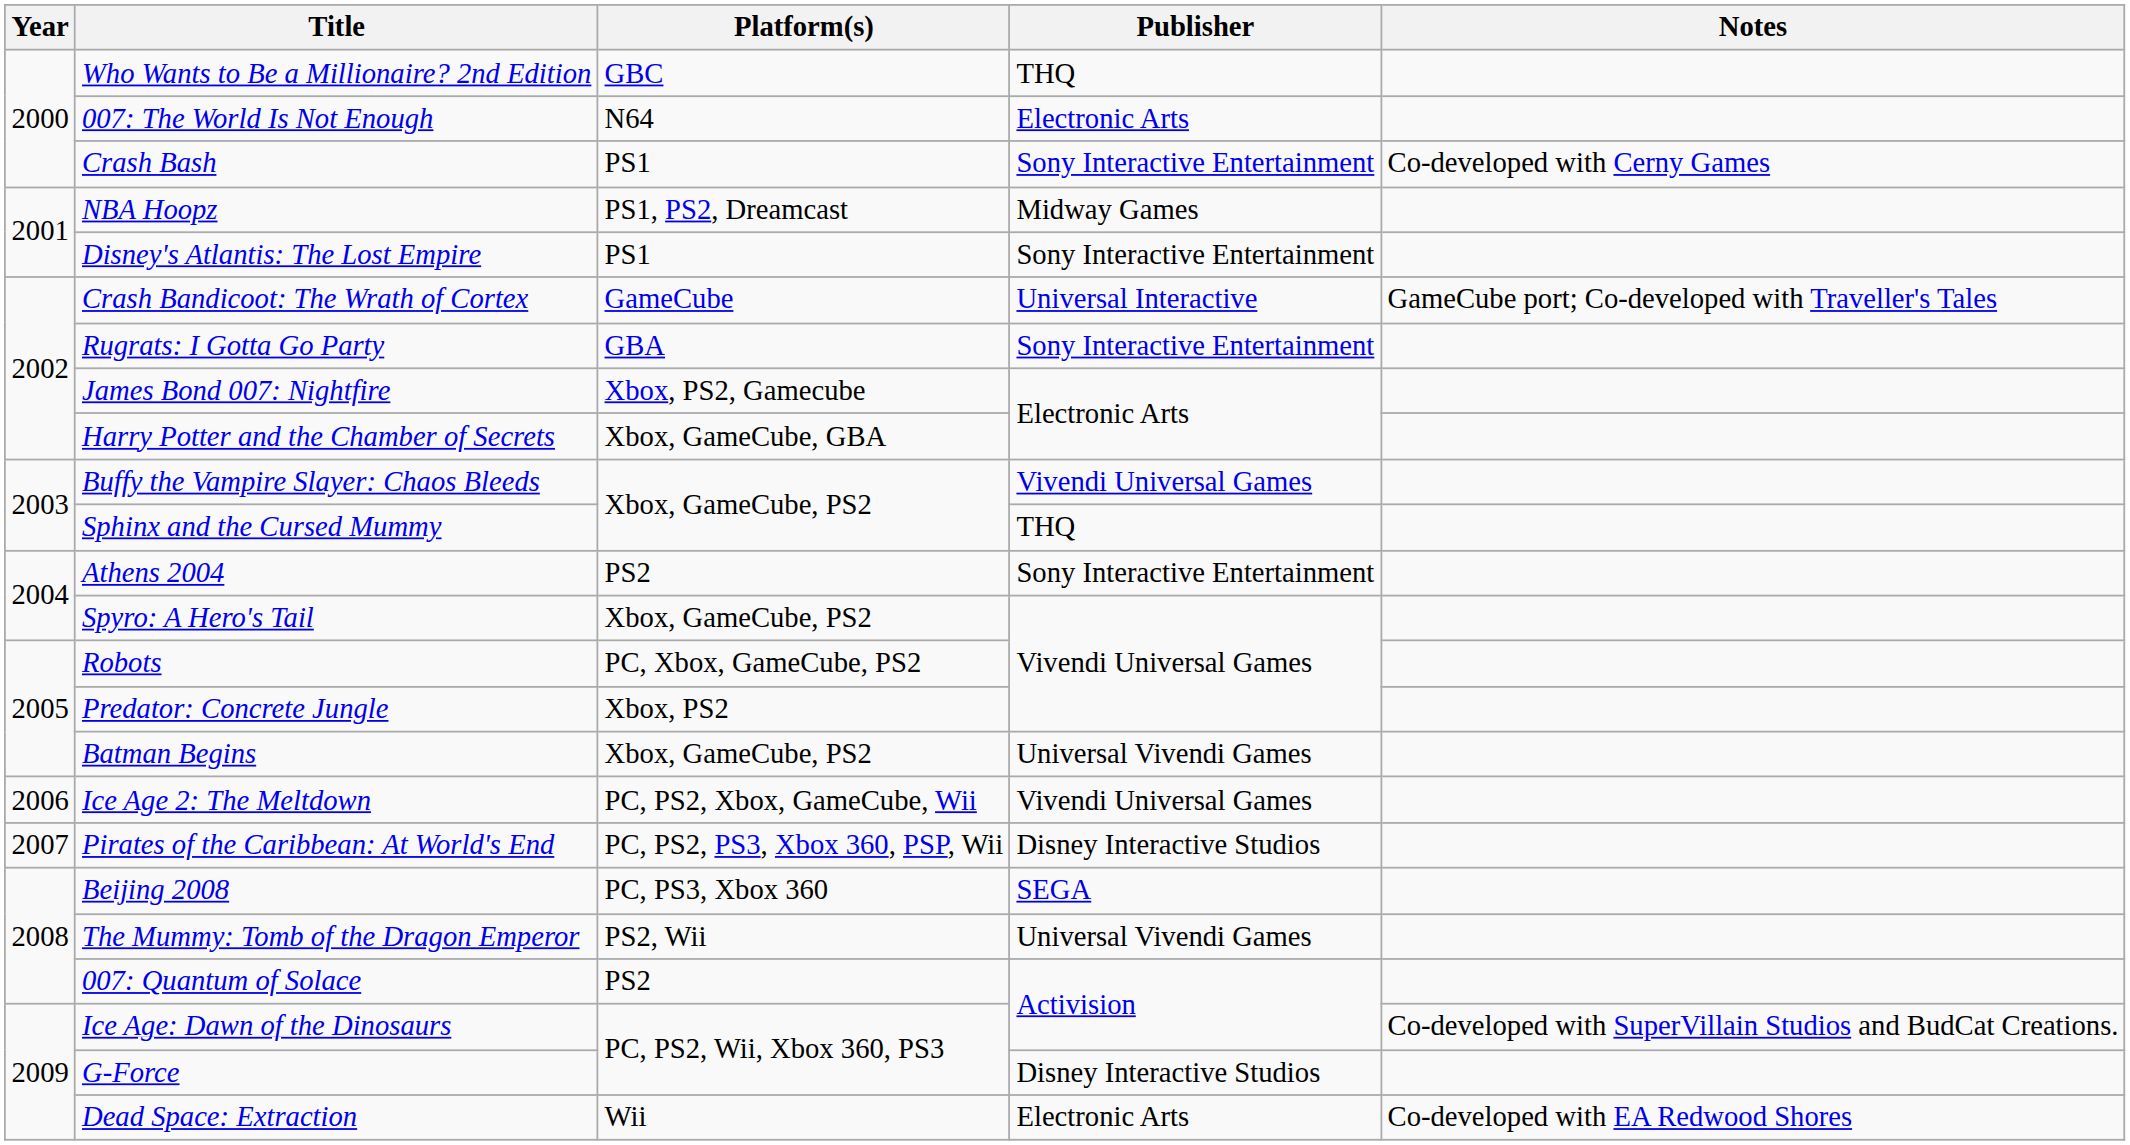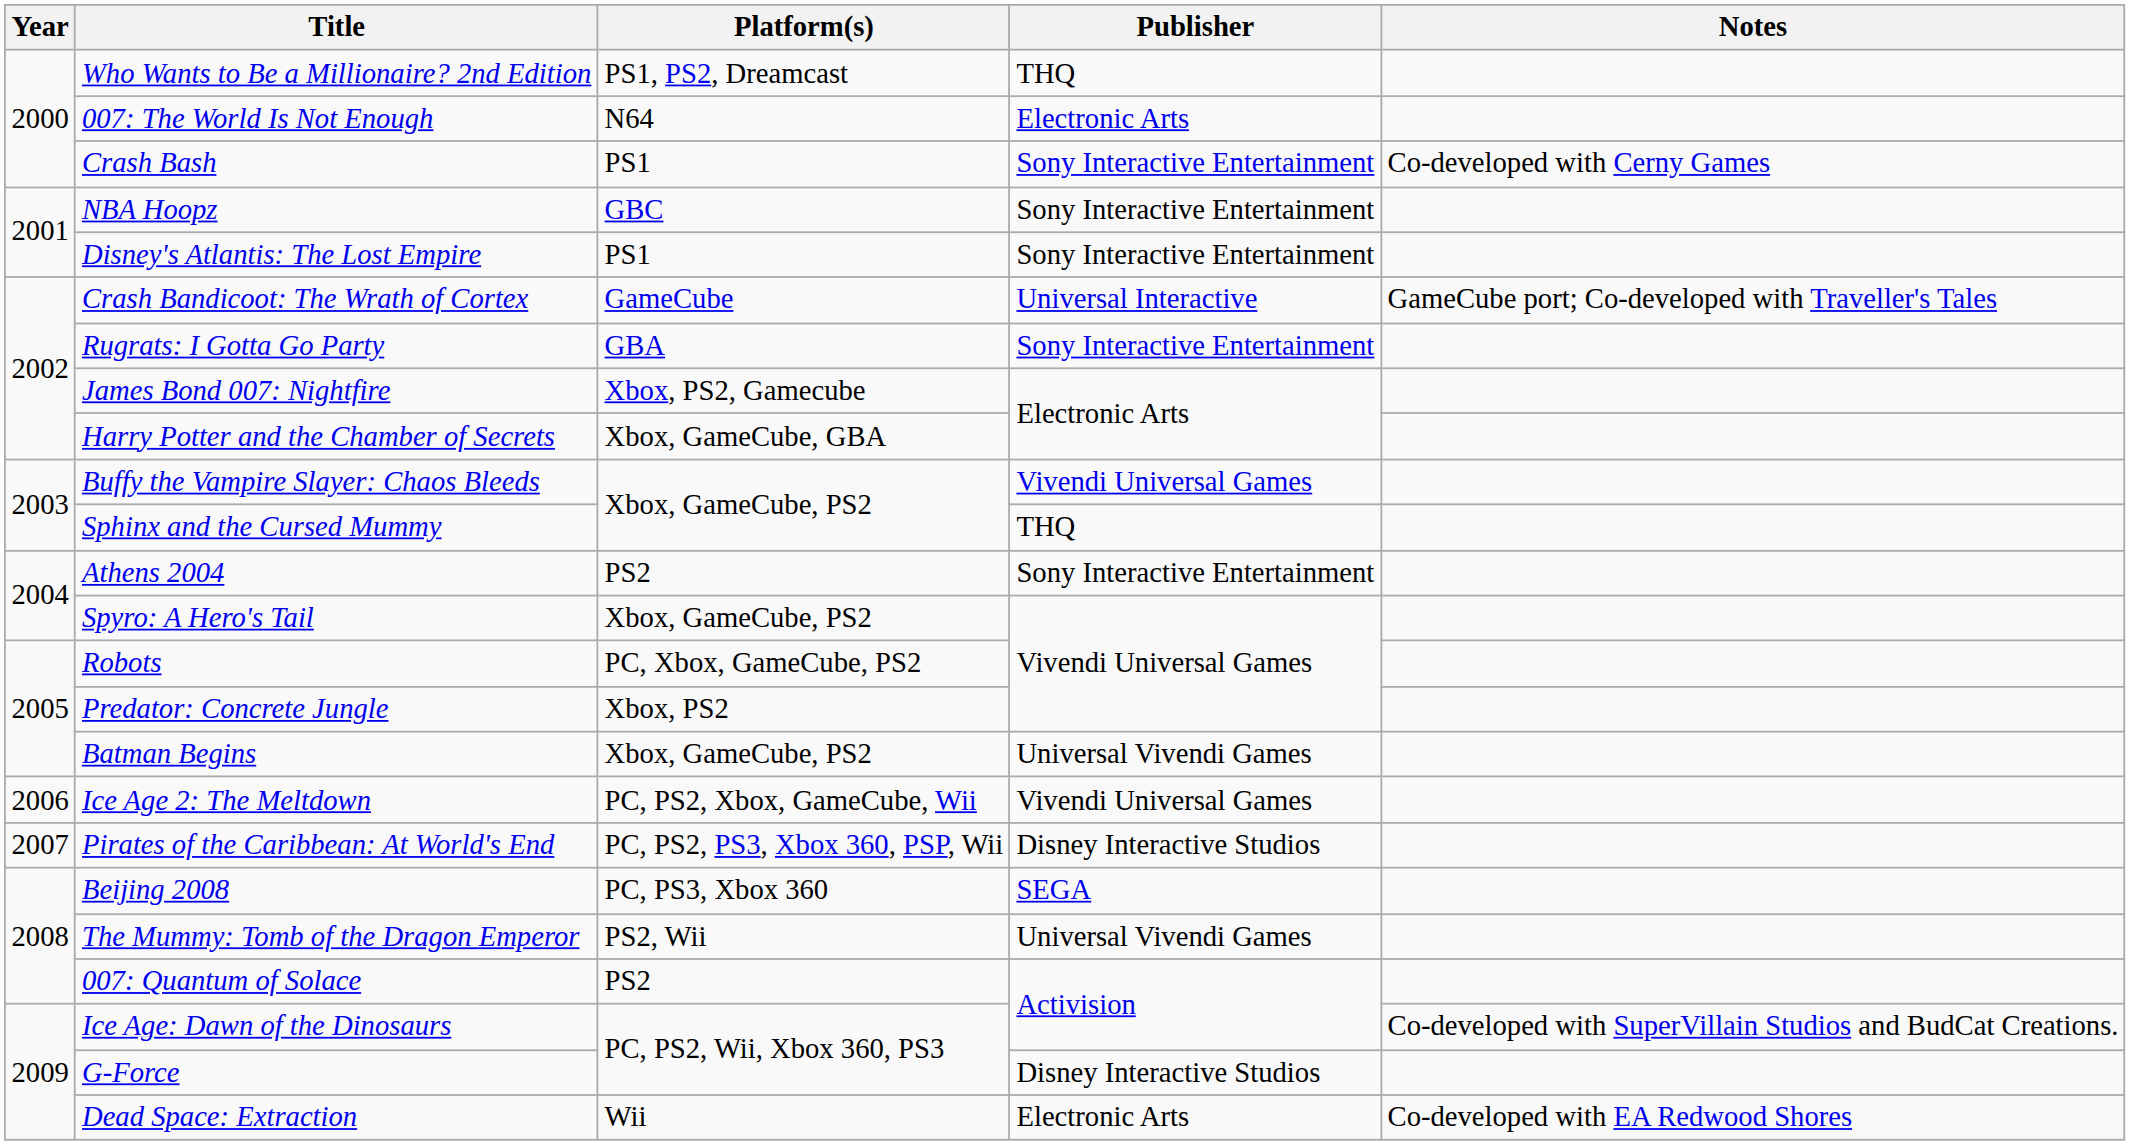(634, 72) GBC -> (726, 72) PS1, PS2, Dreamcast
(726, 208) PS1, PS2, Dreamcast -> (634, 208) GBC
(1108, 208) Midway Games -> (1195, 208) Sony Interactive Entertainment
